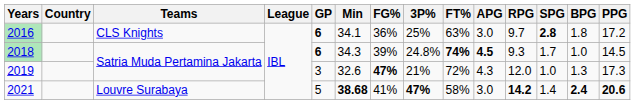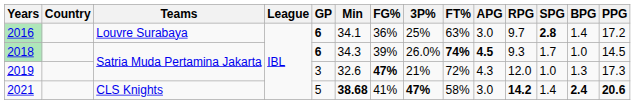(130, 33) CLS Knights -> (142, 33) Louvre Surabaya
(579, 33) 1.8 -> (579, 33) 1.4
(423, 52) 24.8% -> (423, 52) 26.0%
(142, 90) Louvre Surabaya -> (130, 90) CLS Knights
